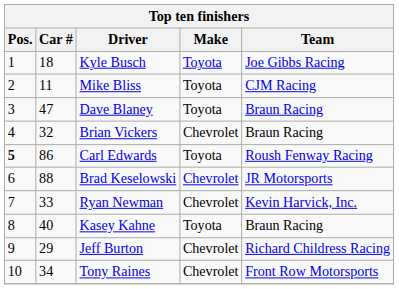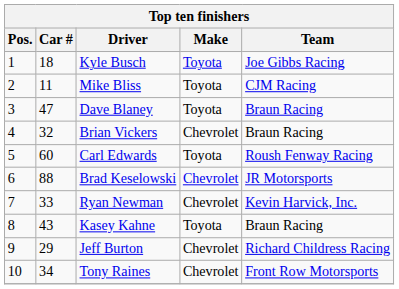(11, 156) bold -> (11, 156) normal
(46, 156) 86 -> (46, 156) 60
(46, 226) 40 -> (46, 226) 43
